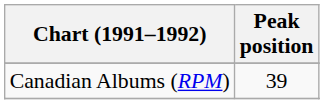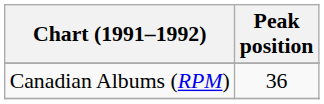(277, 80) 39 -> (277, 80) 36
